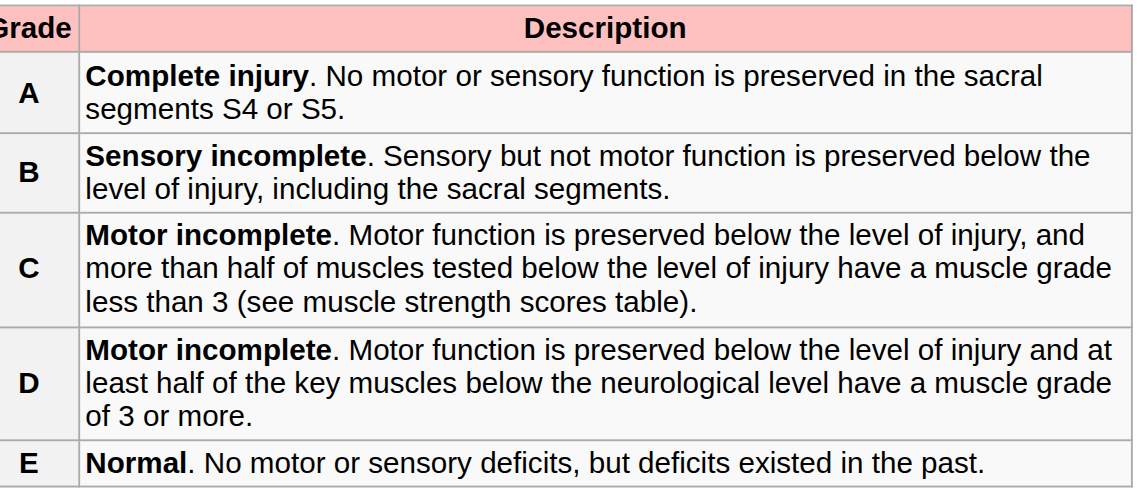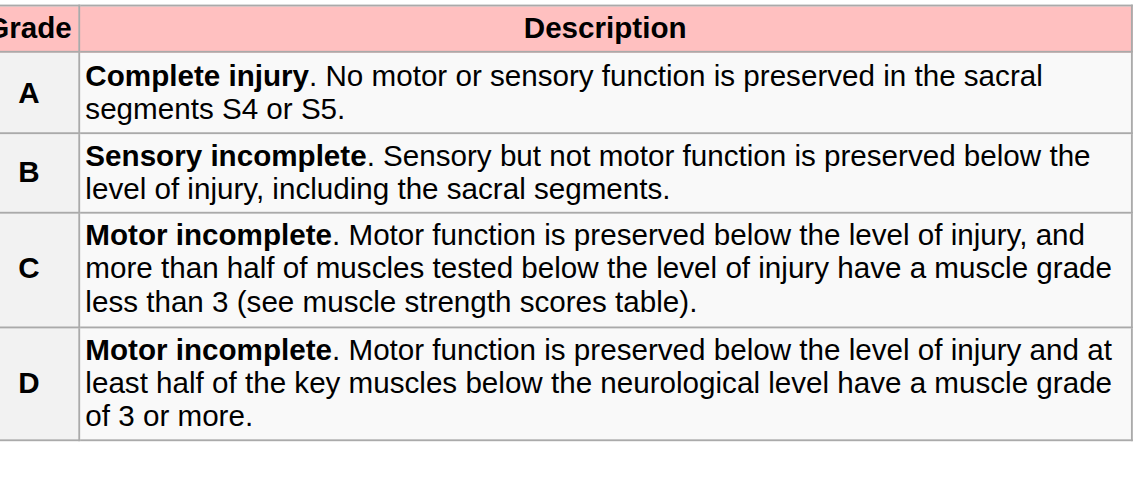- row: (29, 463)
